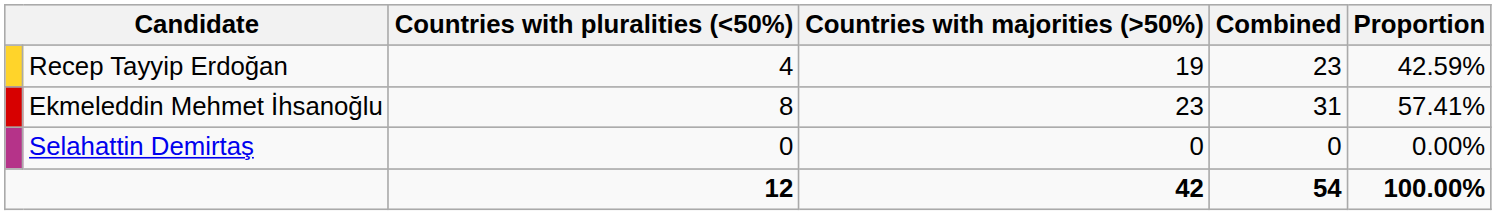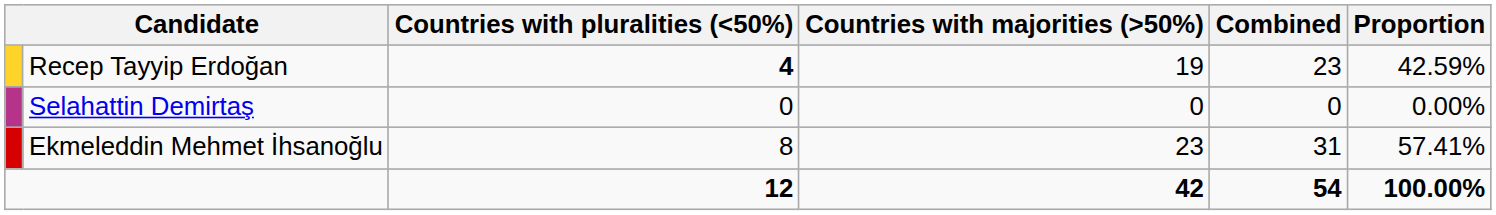(786, 65) normal -> (786, 65) bold
rows swapped: (206, 106) <-> (141, 147)
